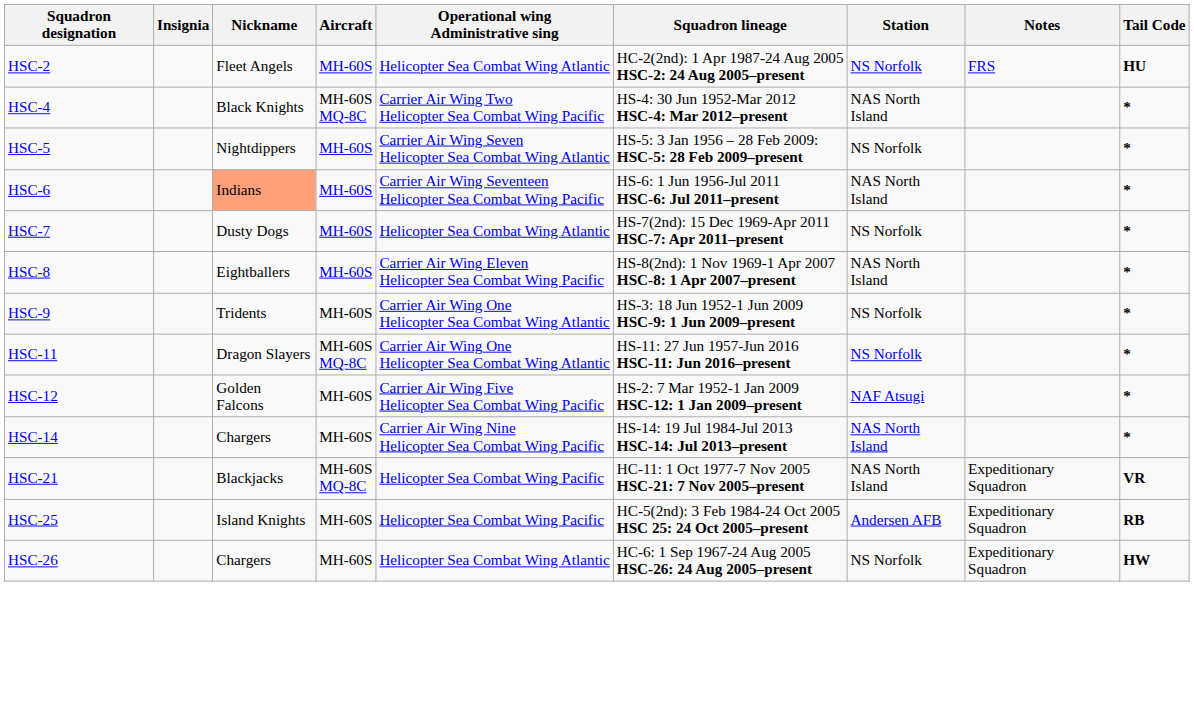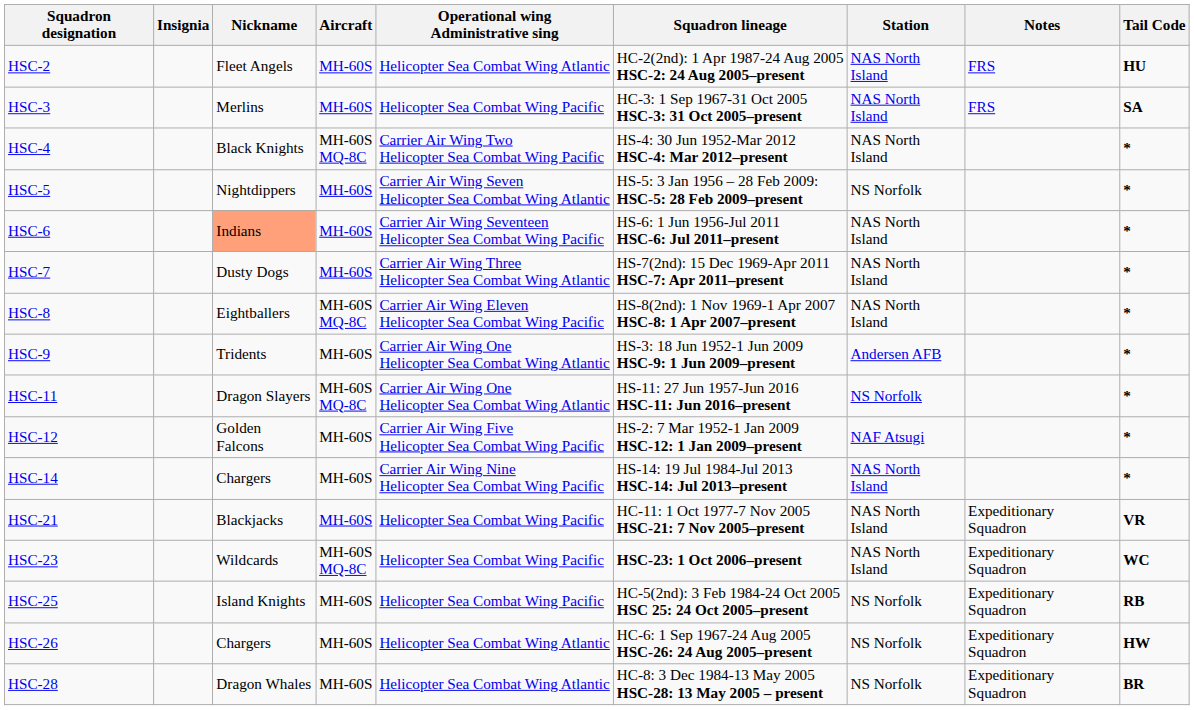(886, 66) NS Norfolk -> (885, 66) NAS North Island
+ row: (29, 107)
(495, 231) Helicopter Sea Combat Wing Atlantic -> (495, 272) Carrier Air Wing Three Helicopter Sea Combat Wing Atlantic
(886, 231) NS Norfolk -> (885, 272) NAS North Island
(346, 272) MH-60S -> (346, 313) MH-60S MQ-8C
(886, 313) NS Norfolk -> (896, 354) Andersen AFB
(346, 478) MH-60S MQ-8C -> (346, 519) MH-60S
+ row: (33, 560)
(896, 519) Andersen AFB -> (886, 601) NS Norfolk
+ row: (33, 684)
